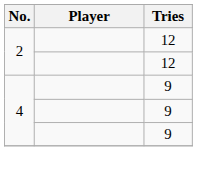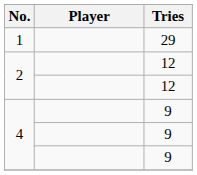+ row: (20, 39)
